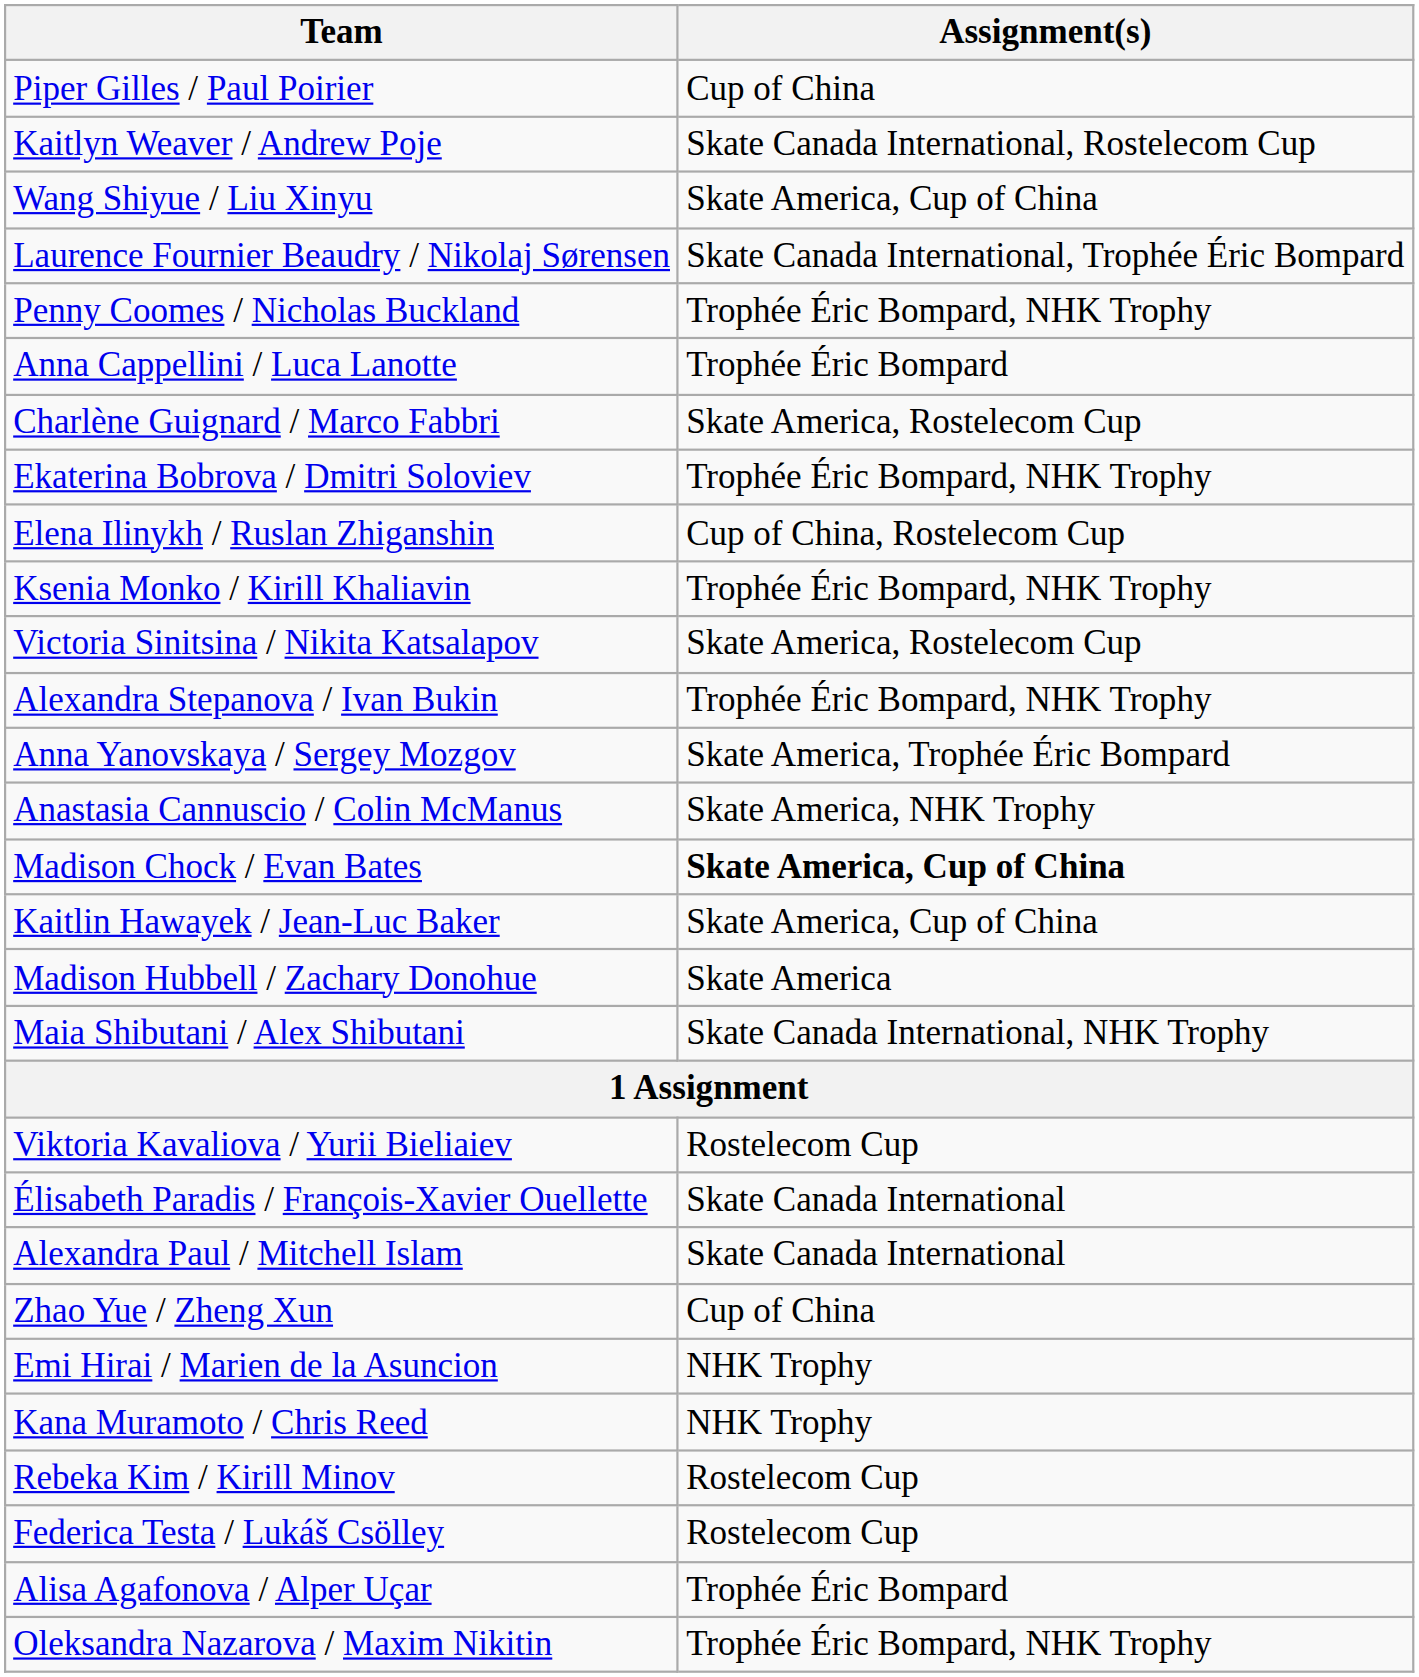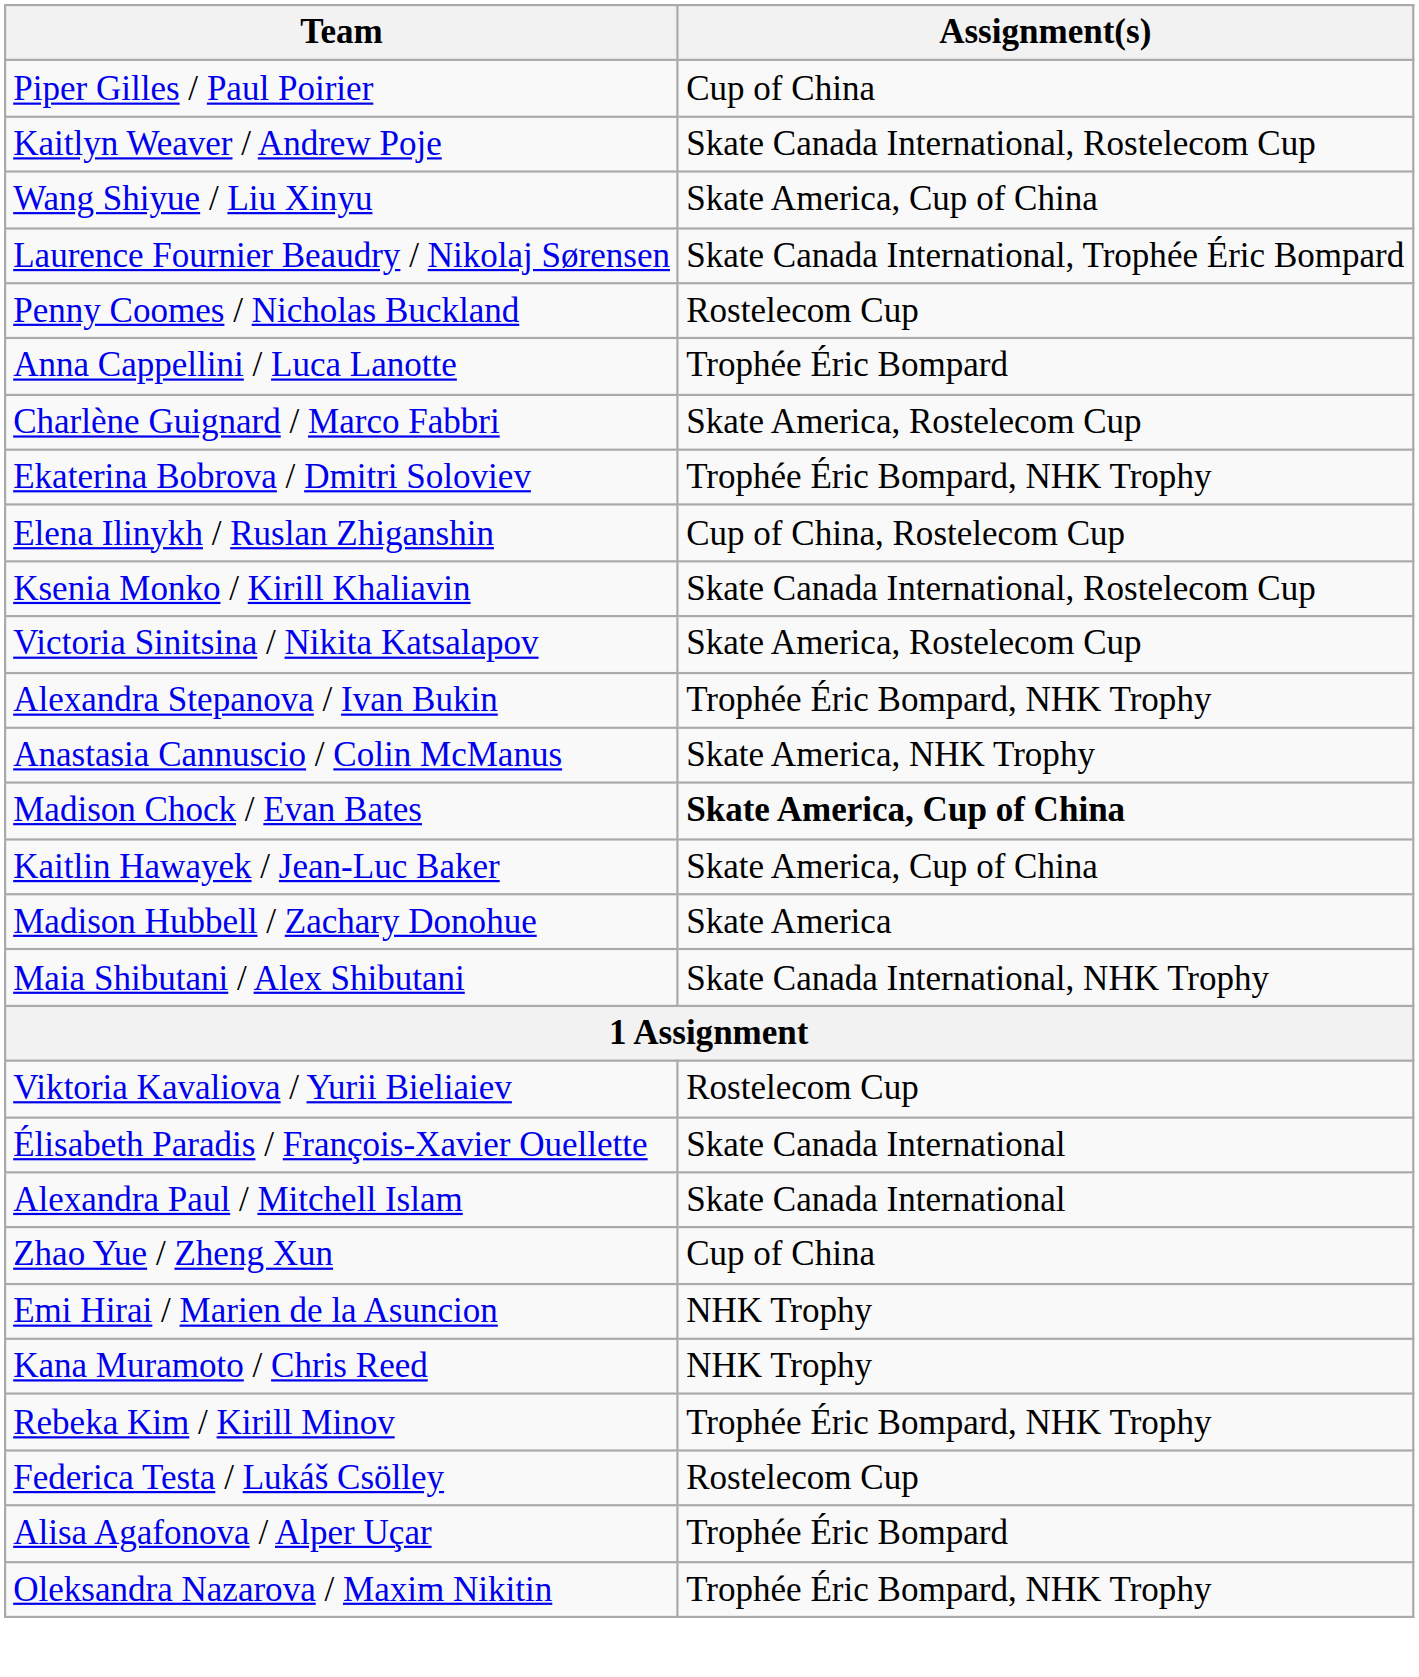(949, 310) Trophée Éric Bompard, NHK Trophy -> (802, 310) Rostelecom Cup
(949, 587) Trophée Éric Bompard, NHK Trophy -> (1001, 587) Skate Canada International, Rostelecom Cup
- row: (264, 754)
(802, 1477) Rostelecom Cup -> (949, 1421) Trophée Éric Bompard, NHK Trophy
